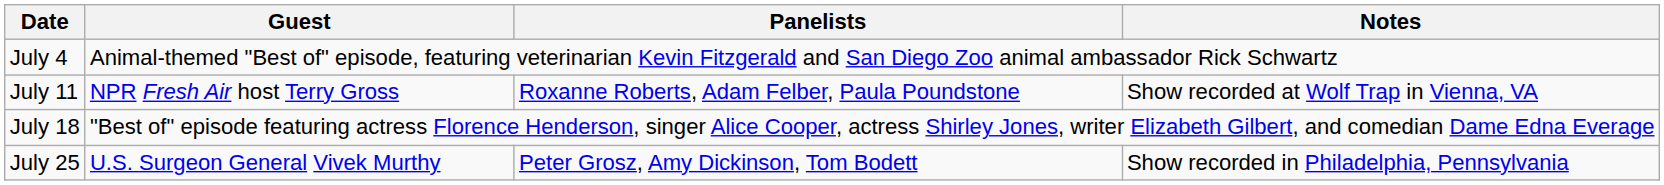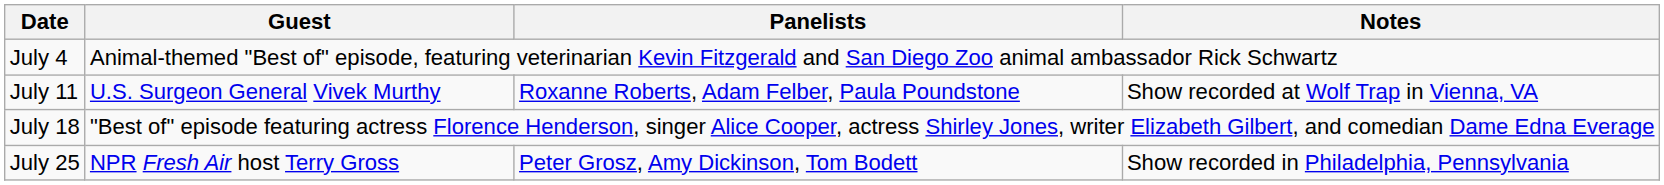(245, 92) NPR Fresh Air host Terry Gross -> (265, 92) U.S. Surgeon General Vivek Murthy
(265, 162) U.S. Surgeon General Vivek Murthy -> (245, 162) NPR Fresh Air host Terry Gross
